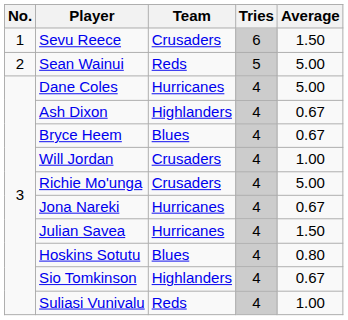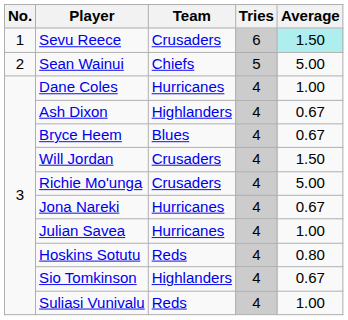(310, 40) no background -> (310, 40) paleturquoise background
(169, 64) Reds -> (173, 64) Chiefs
(310, 87) 5.00 -> (310, 87) 1.00
(310, 159) 1.00 -> (310, 159) 1.50
(310, 231) 1.50 -> (310, 231) 1.00
(170, 254) Blues -> (169, 254) Reds
